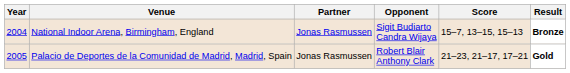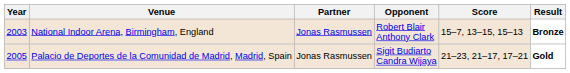(17, 32) 2004 -> (17, 32) 2003
(407, 32) Sigit Budiarto Candra Wijaya -> (405, 32) Robert Blair Anthony Clark
(405, 56) Robert Blair Anthony Clark -> (407, 56) Sigit Budiarto Candra Wijaya
